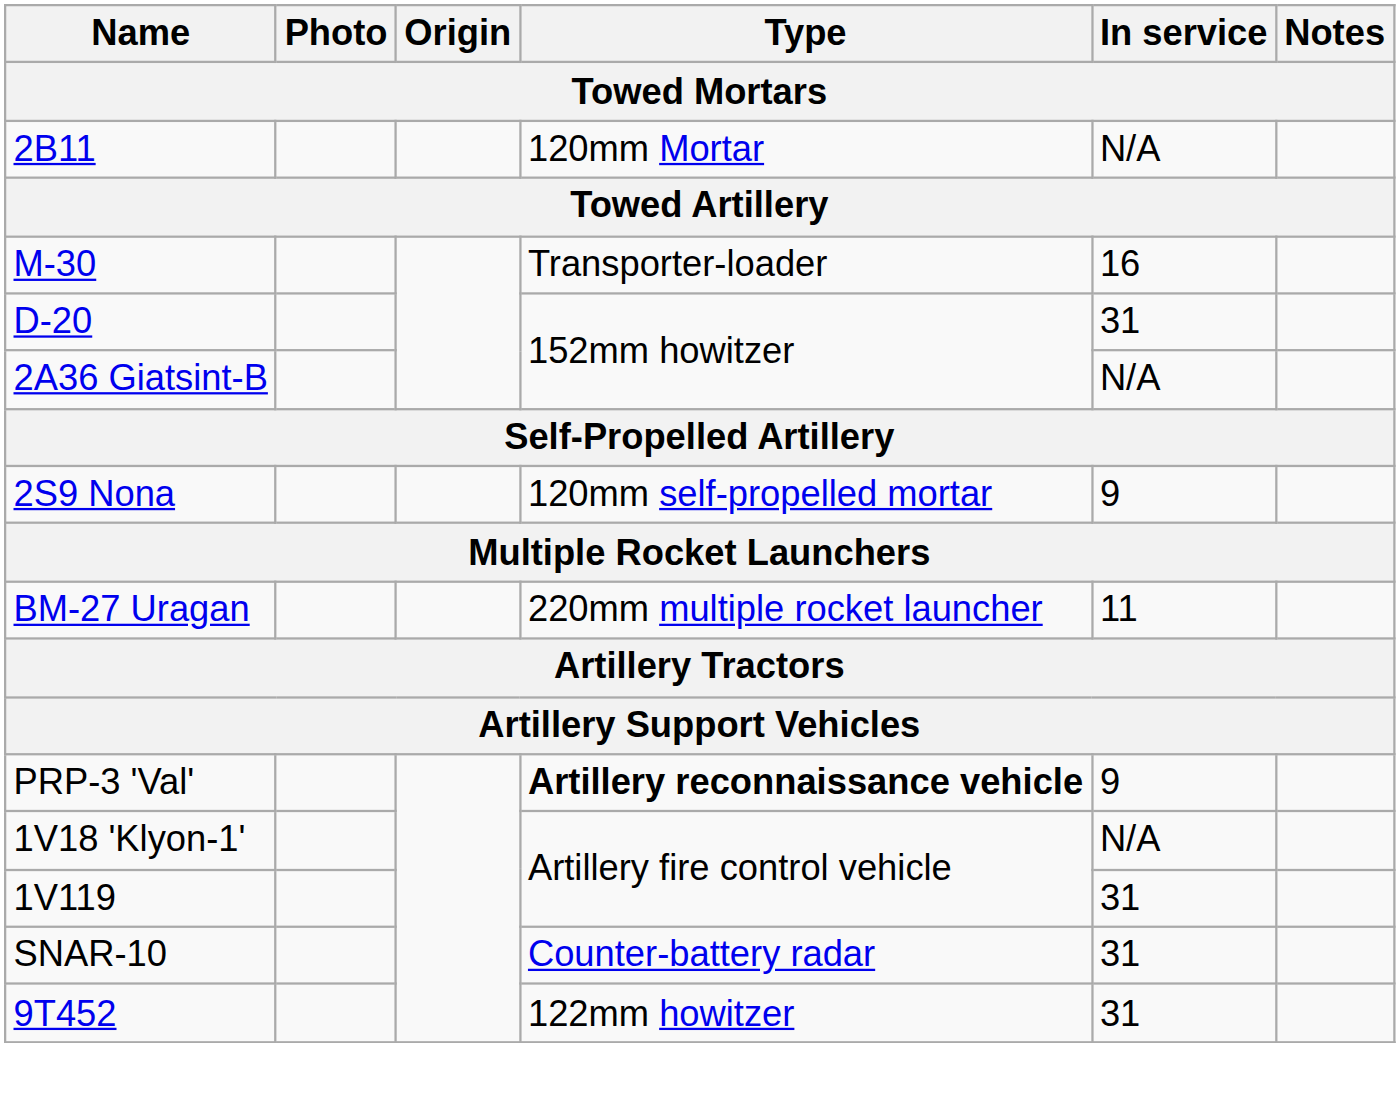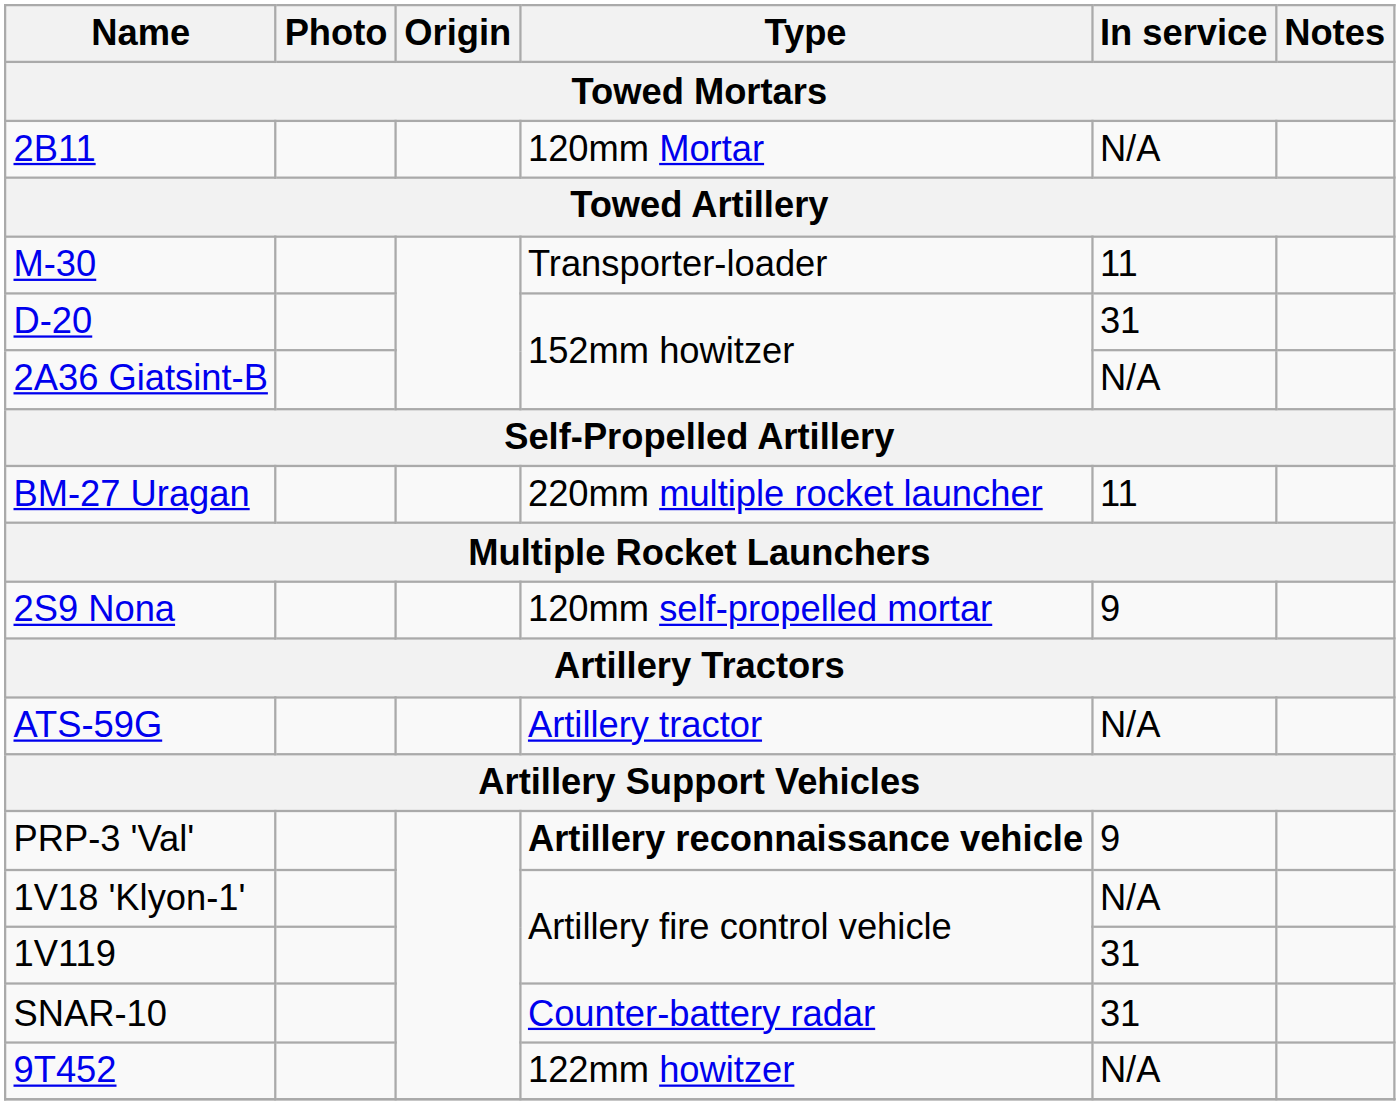(1120, 263) 16 -> (1119, 263) 11
rows swapped: (94, 494) <-> (132, 609)
+ row: (88, 724)
(1120, 1012) 31 -> (1130, 1070) N/A
